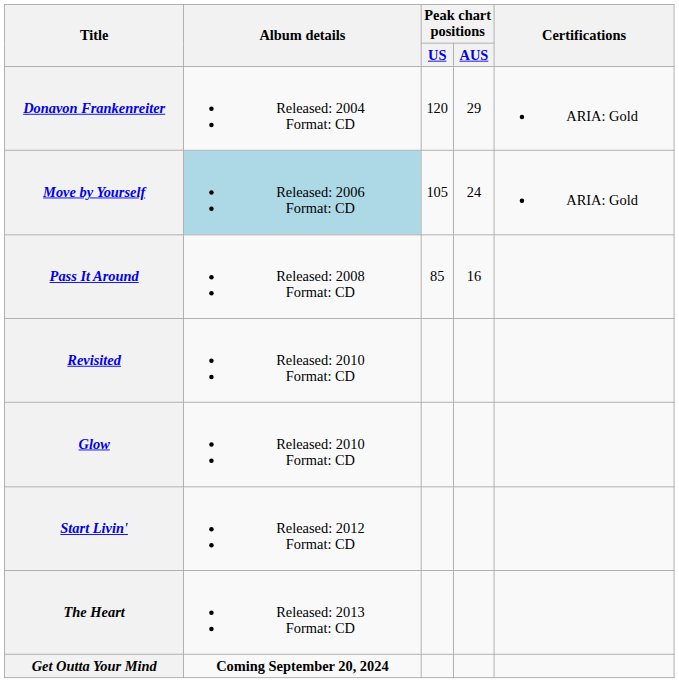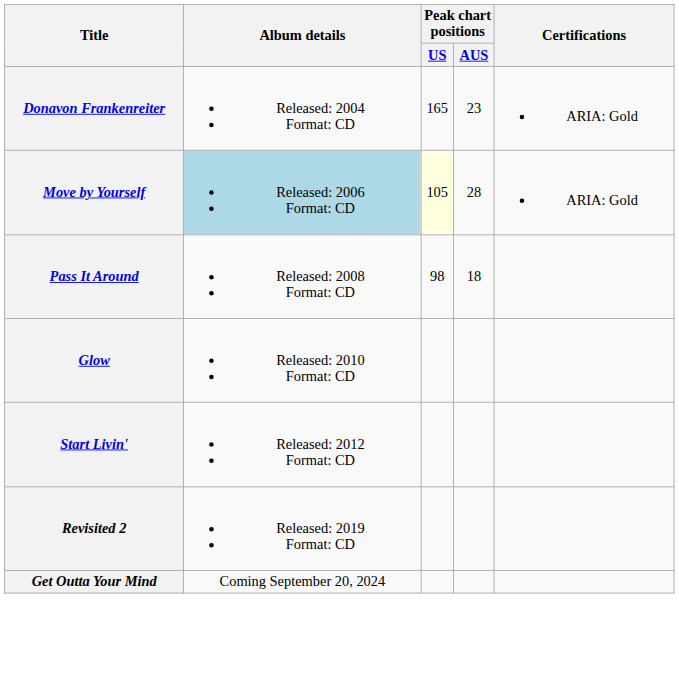(437, 108) 120 -> (437, 108) 165
(474, 108) 29 -> (474, 108) 23
(437, 192) no background -> (437, 192) lightyellow background
(474, 192) 24 -> (474, 192) 28
(437, 276) 85 -> (437, 276) 98
(474, 276) 16 -> (474, 276) 18
- row: (94, 360)
- row: (94, 612)
+ row: (94, 528)
(302, 666) bold -> (302, 582) normal
